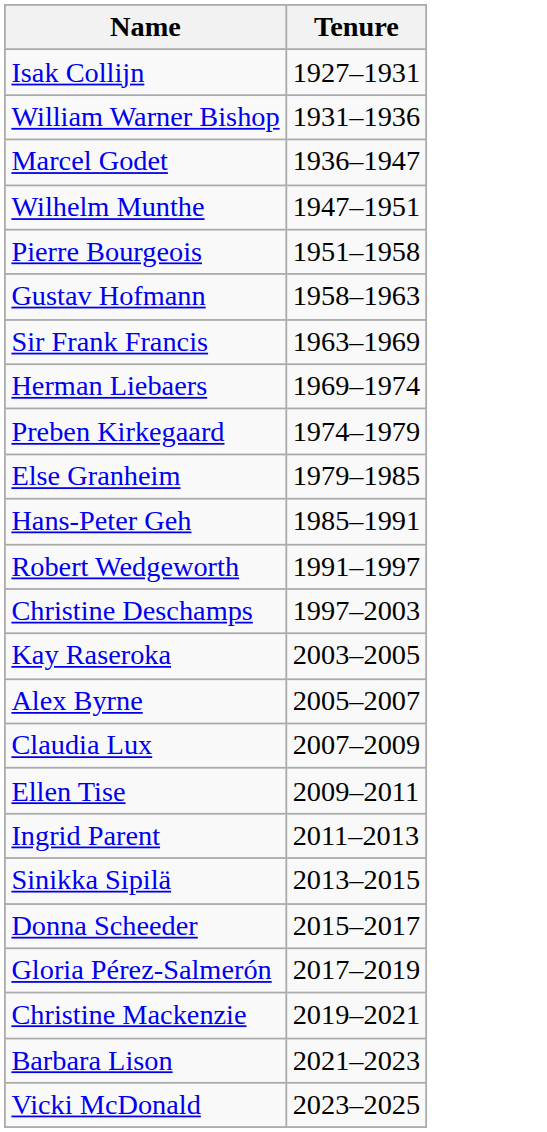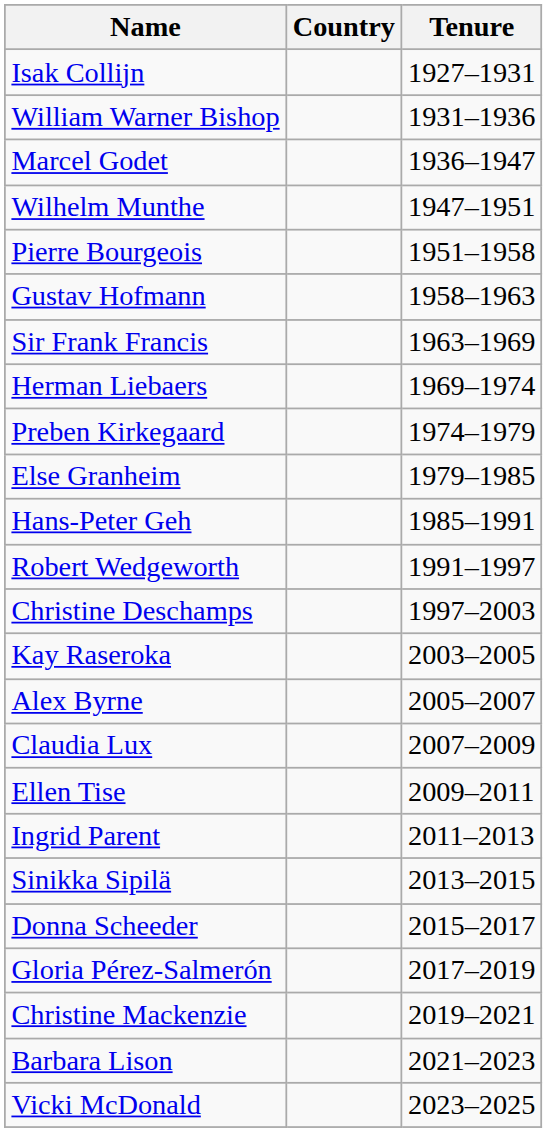+ column: (344, 26)
